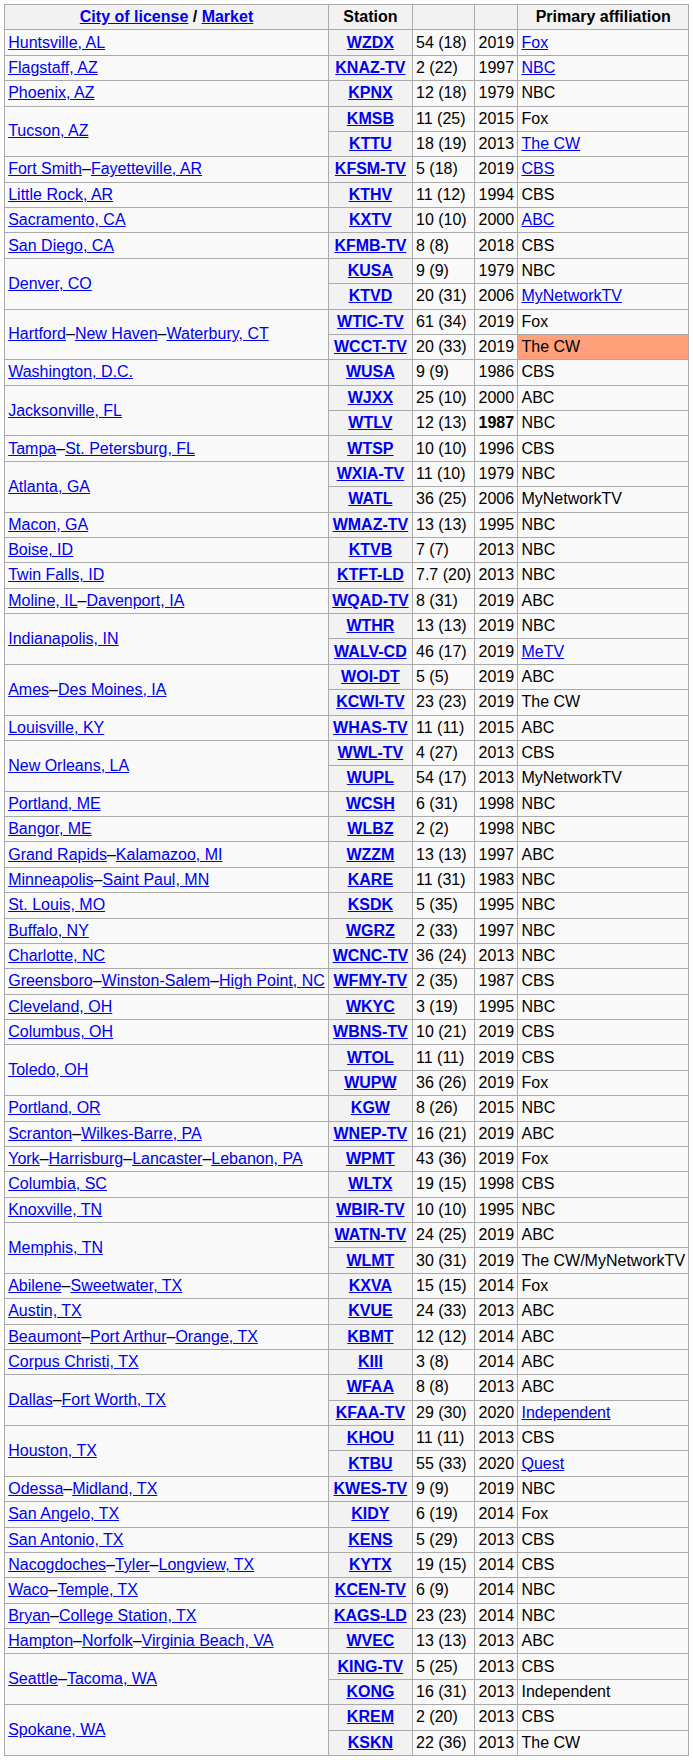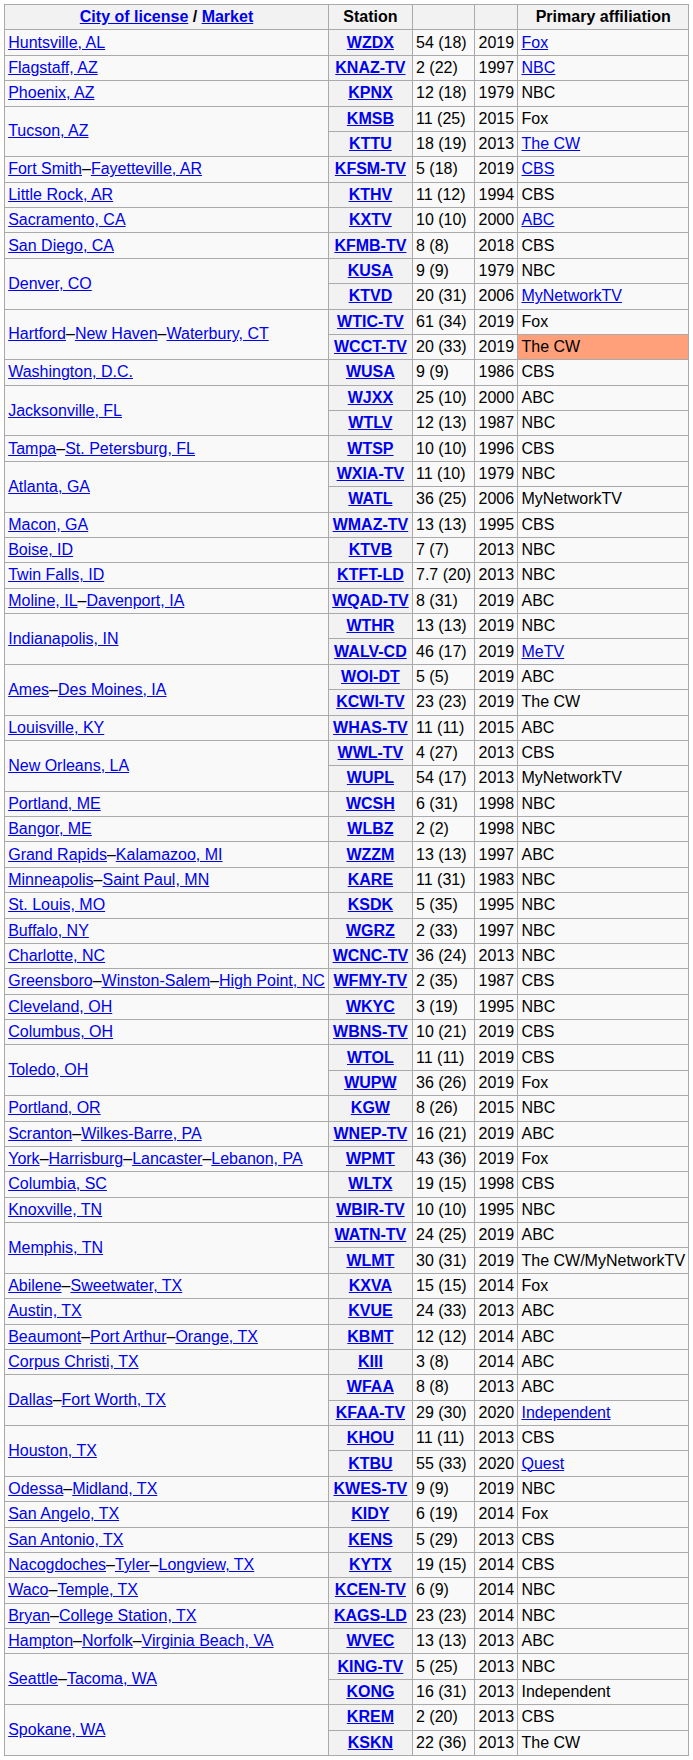(496, 423) bold -> (496, 423) normal
(538, 524) NBC -> (538, 524) CBS
(538, 1666) CBS -> (538, 1666) NBC
